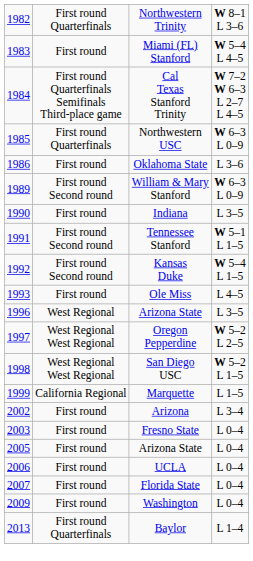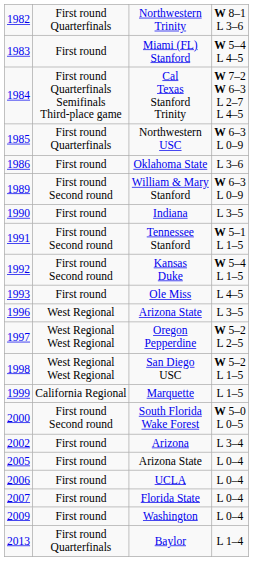+ row: (19, 418)
- row: (19, 430)
